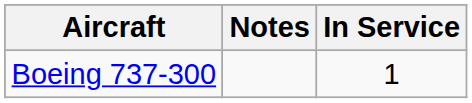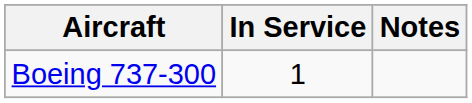columns swapped: (392, 27) <-> (270, 27)
